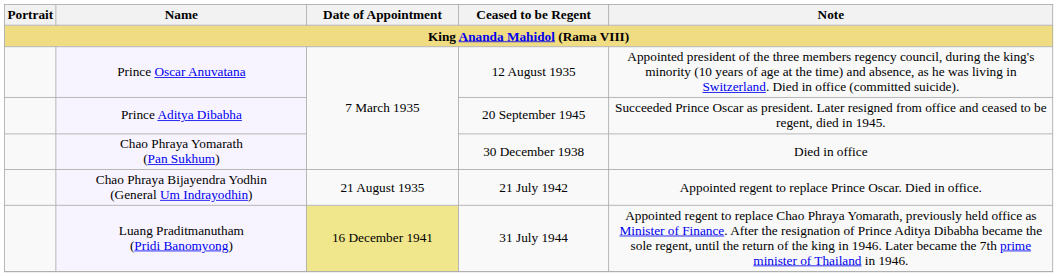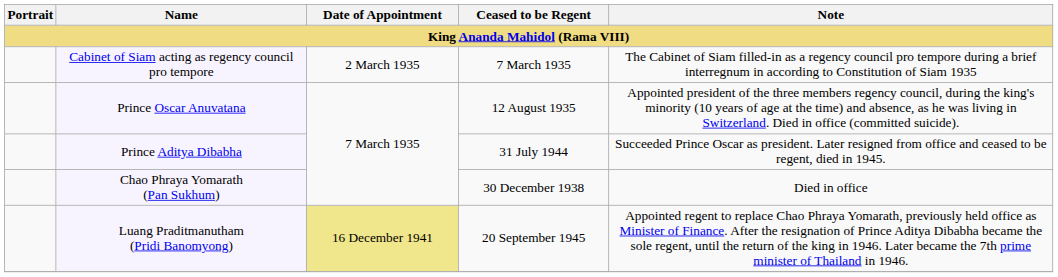+ row: (181, 64)
(534, 115) 20 September 1945 -> (534, 151) 31 July 1944
- row: (181, 187)
(534, 238) 31 July 1944 -> (534, 238) 20 September 1945
